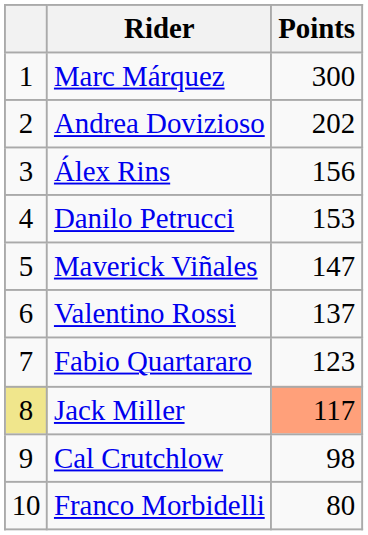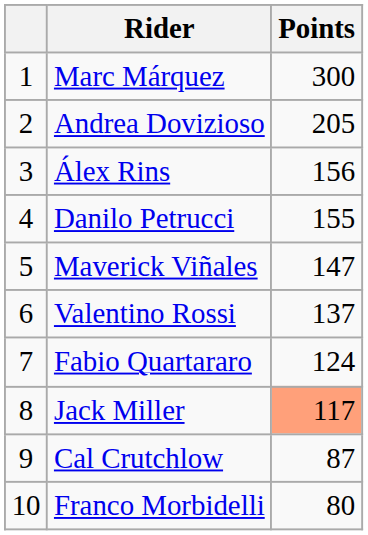(333, 123) 202 -> (333, 123) 205
(333, 218) 153 -> (333, 218) 155
(333, 361) 123 -> (333, 361) 124
(26, 409) khaki background -> (26, 409) no background
(341, 457) 98 -> (341, 457) 87
